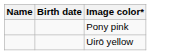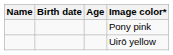+ column: (95, 12)
